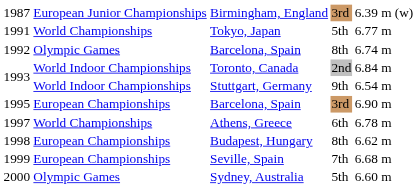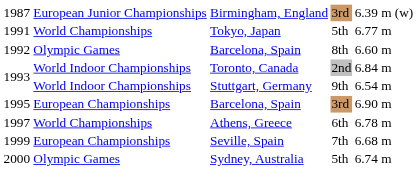(373, 49) 6.74 m -> (373, 49) 6.60 m
- row: (17, 140)
(373, 177) 6.60 m -> (373, 159) 6.74 m
